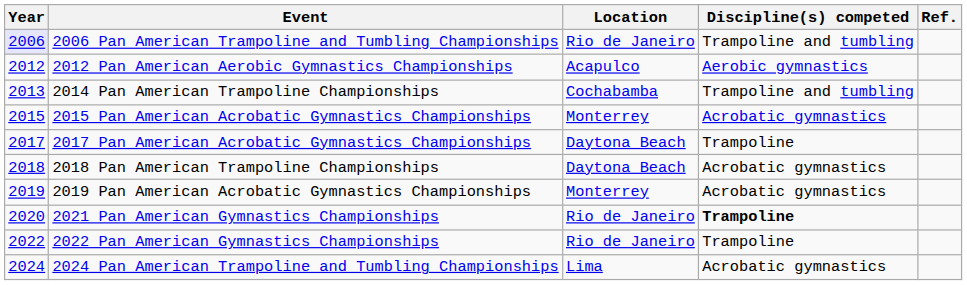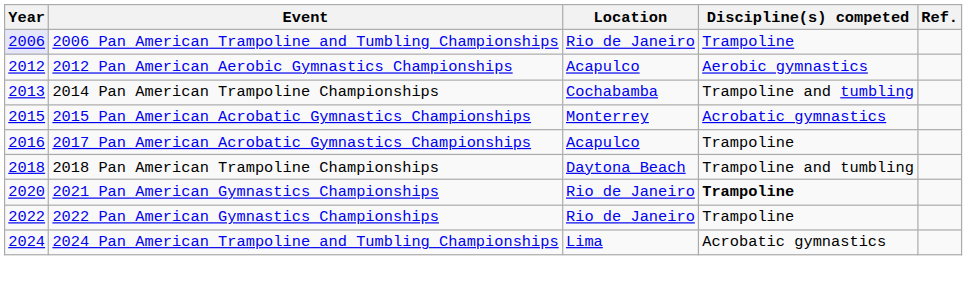(808, 42) Trampoline and tumbling -> (748, 42) Trampoline
(27, 142) 2017 -> (27, 142) 2016
(626, 142) Daytona Beach -> (603, 142) Acapulco
(794, 167) Acrobatic gymnastics -> (808, 167) Trampoline and tumbling
- row: (292, 192)
